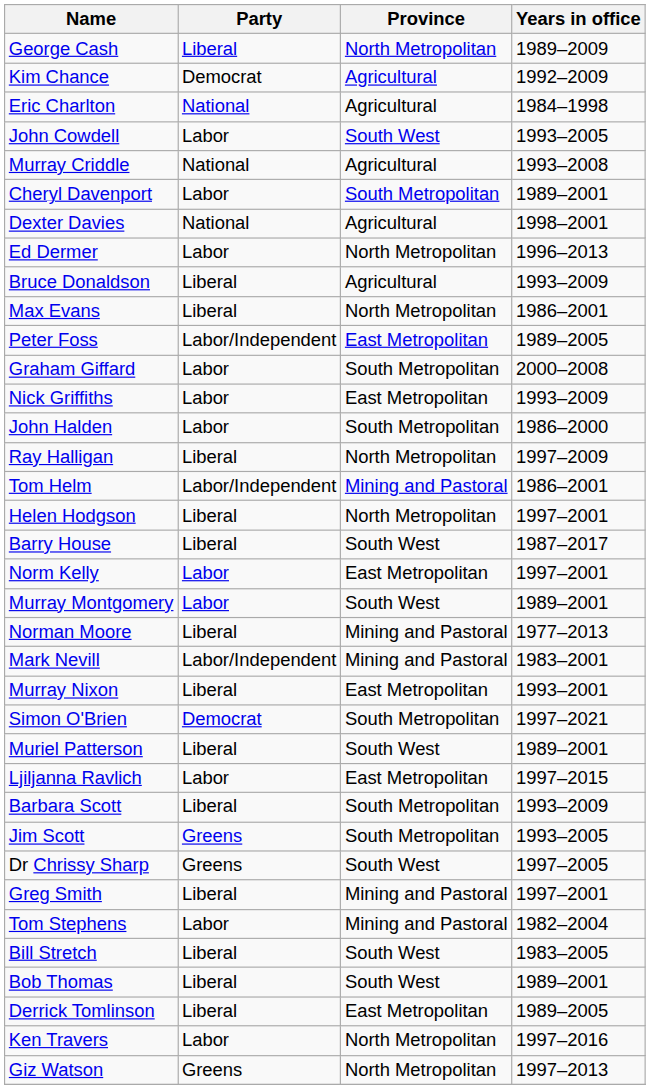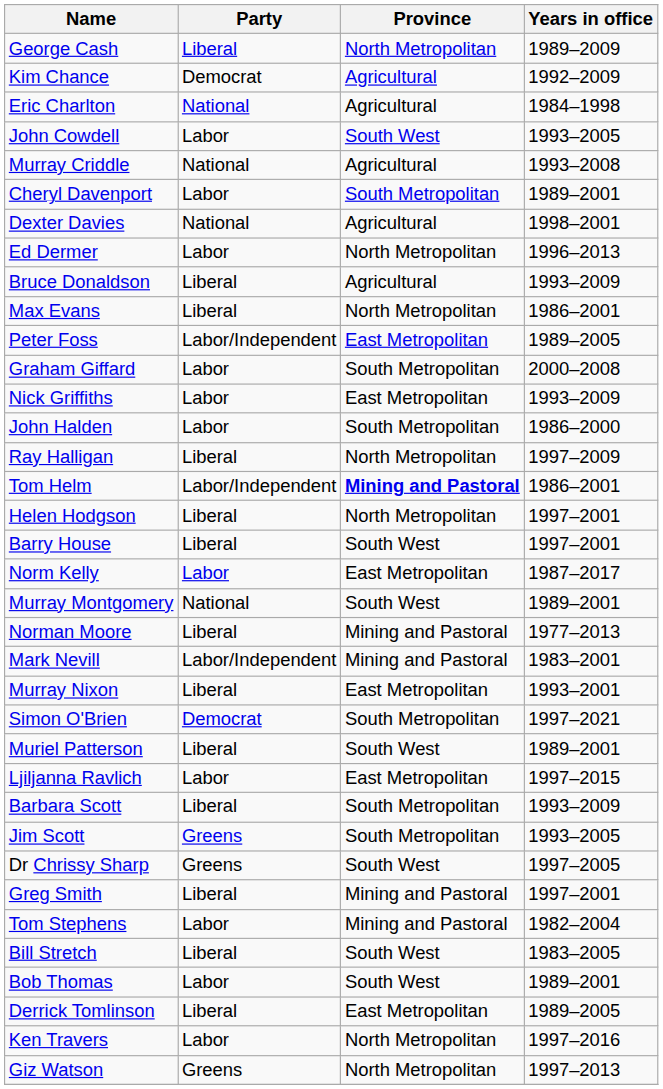(426, 485) normal -> (432, 485) bold
(562, 544) 1987–2017 -> (574, 544) 1997–2001
(562, 573) 1997–2001 -> (574, 573) 1987–2017
(205, 602) Labor -> (216, 602) National
(210, 982) Liberal -> (205, 982) Labor
